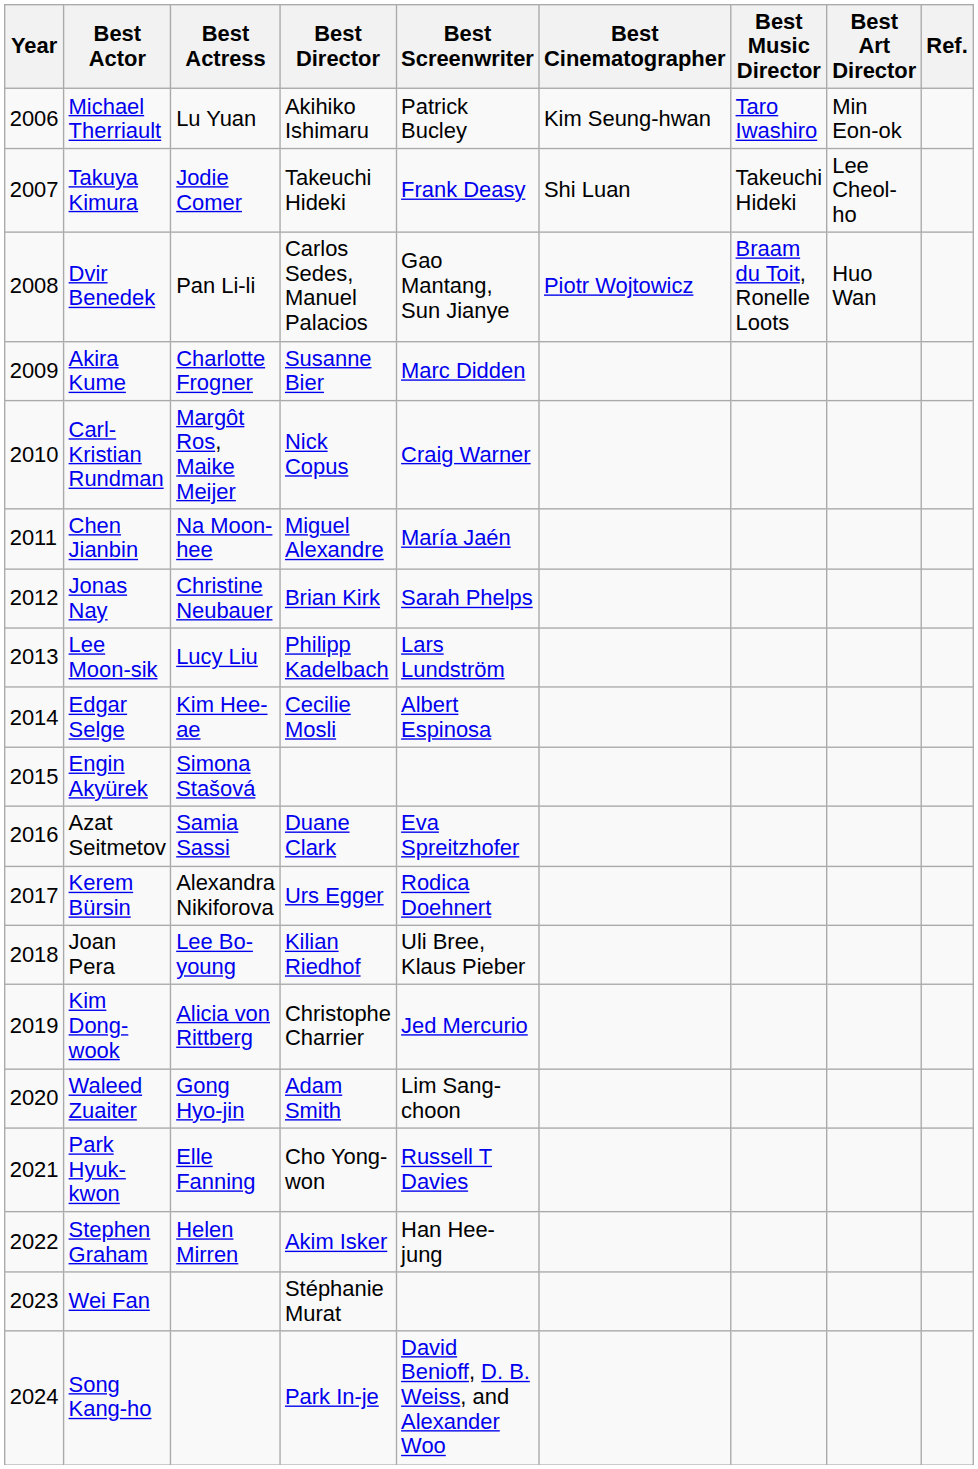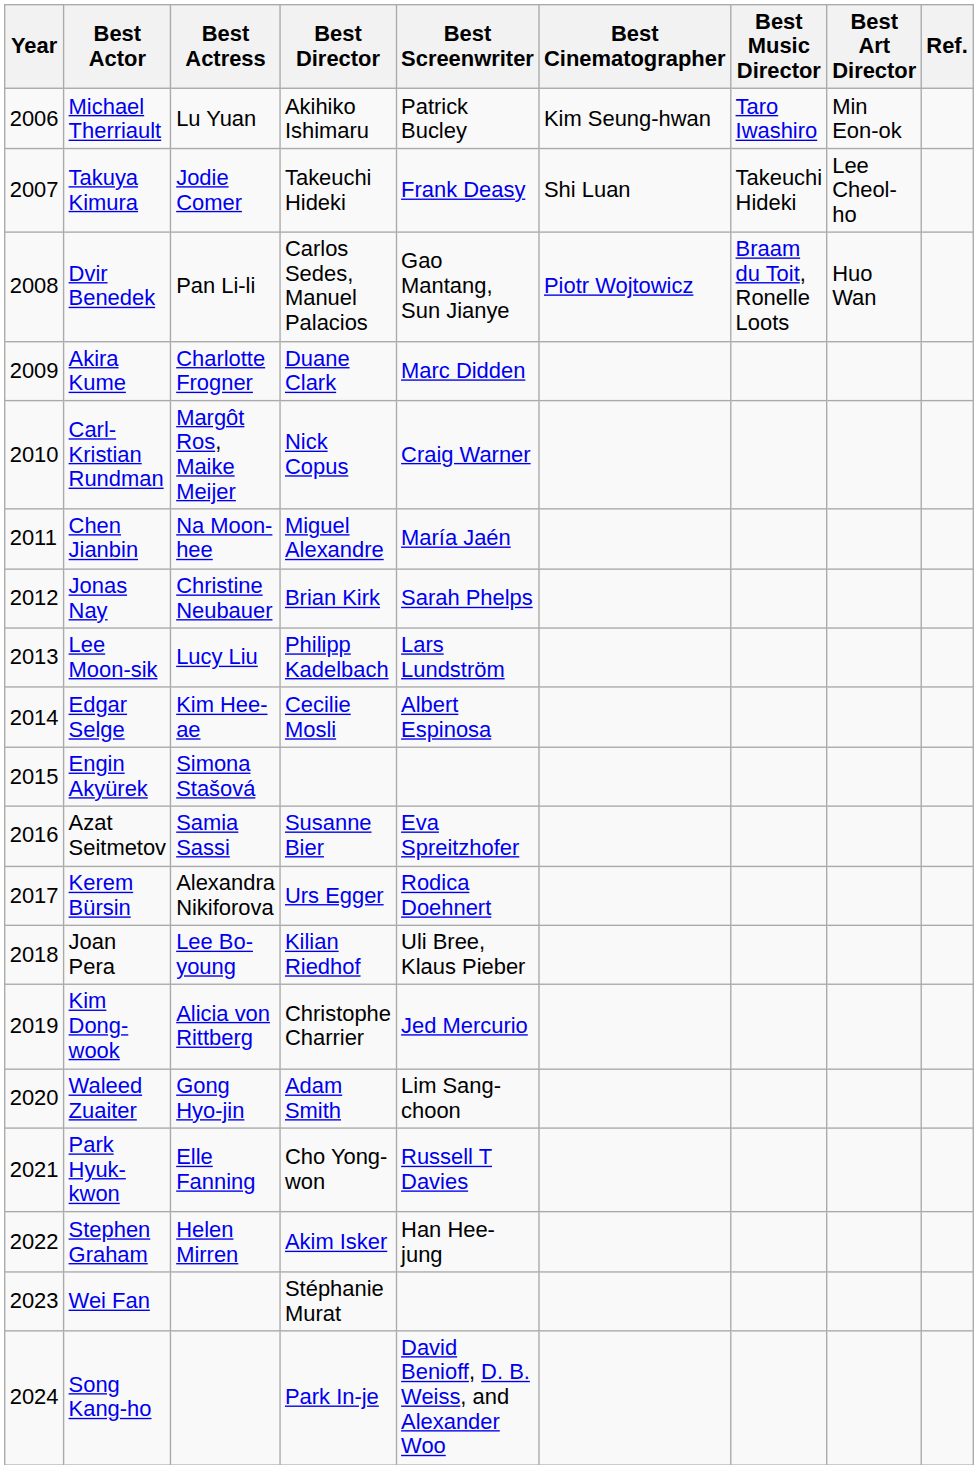(328, 370) Susanne Bier -> (317, 370) Duane Clark
(317, 835) Duane Clark -> (328, 835) Susanne Bier
